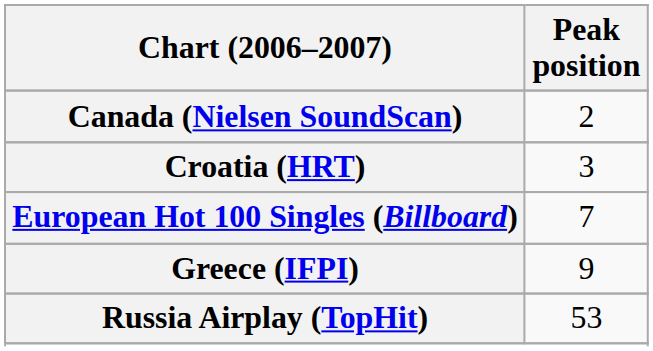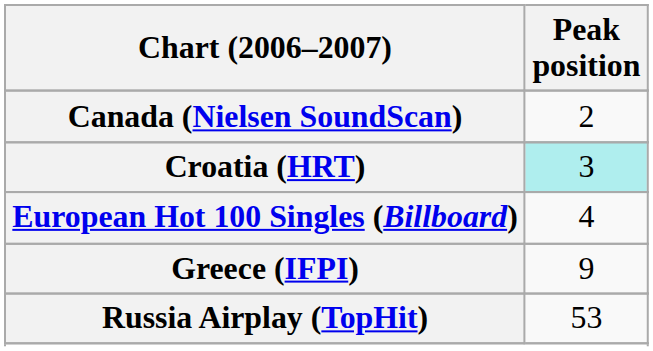(586, 166) no background -> (586, 166) paleturquoise background
(586, 217) 7 -> (586, 217) 4
